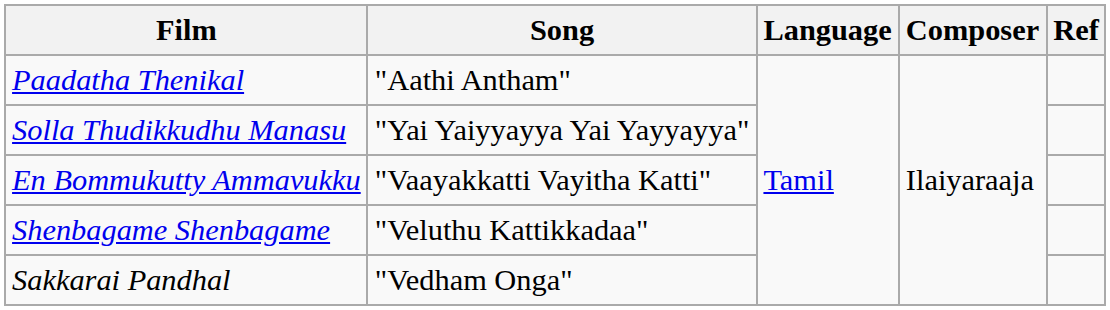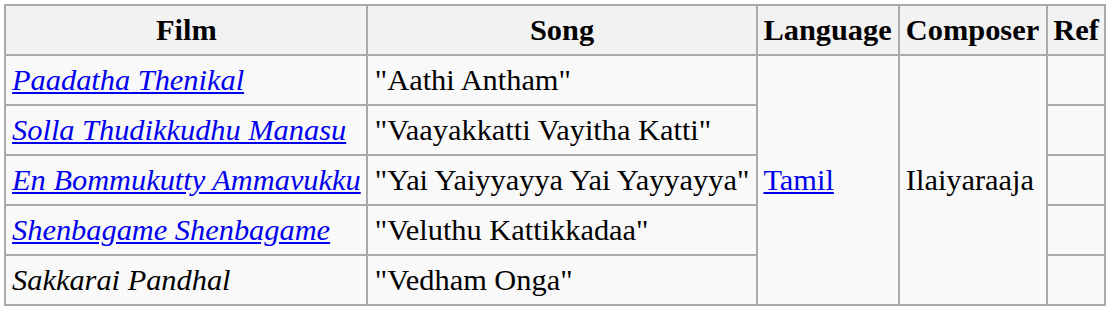(562, 130) "Yai Yaiyyayya Yai Yayyayya" -> (543, 130) "Vaayakkatti Vayitha Katti"
(543, 180) "Vaayakkatti Vayitha Katti" -> (562, 180) "Yai Yaiyyayya Yai Yayyayya"
